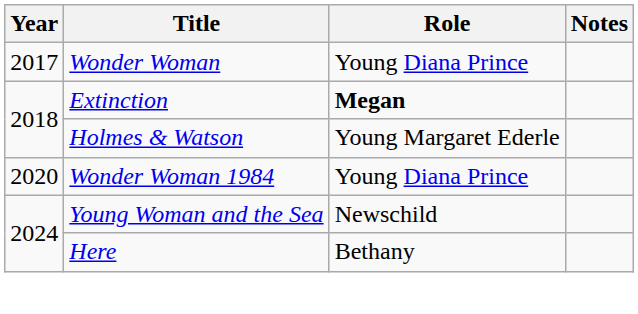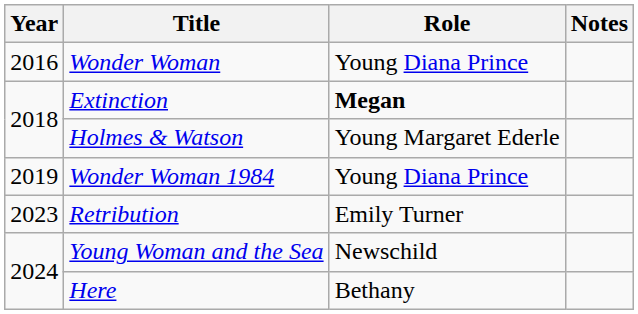(34, 61) 2017 -> (34, 61) 2016
(34, 175) 2020 -> (34, 175) 2019
+ row: (124, 213)
